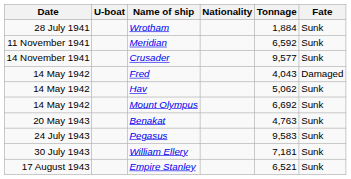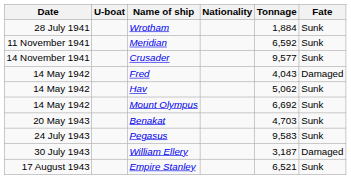(284, 120) 4,763 -> (284, 120) 4,703
(284, 151) 7,181 -> (284, 151) 3,187
(312, 151) Sunk -> (322, 151) Damaged
